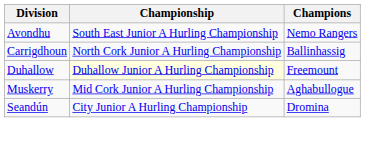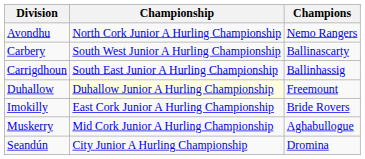(175, 32) South East Junior A Hurling Championship -> (177, 32) North Cork Junior A Hurling Championship
+ row: (26, 51)
(177, 51) North Cork Junior A Hurling Championship -> (175, 70) South East Junior A Hurling Championship
+ row: (27, 107)
